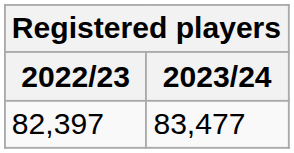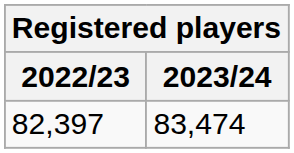(199, 123) 83,477 -> (199, 123) 83,474
